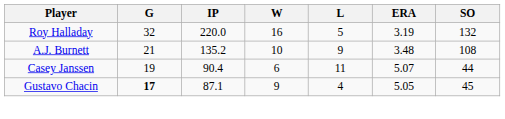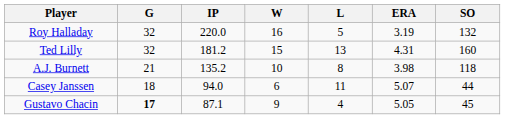+ row: (61, 50)
(340, 50) 9 -> (340, 68) 8
(404, 50) 3.48 -> (404, 68) 3.98
(468, 50) 108 -> (468, 68) 118
(149, 68) 19 -> (149, 86) 18
(213, 68) 90.4 -> (213, 86) 94.0
